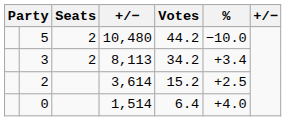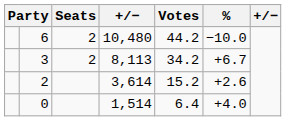(45, 38) 5 -> (45, 38) 6
(230, 60) +3.4 -> (230, 60) +6.7
(230, 82) +2.5 -> (230, 82) +2.6
